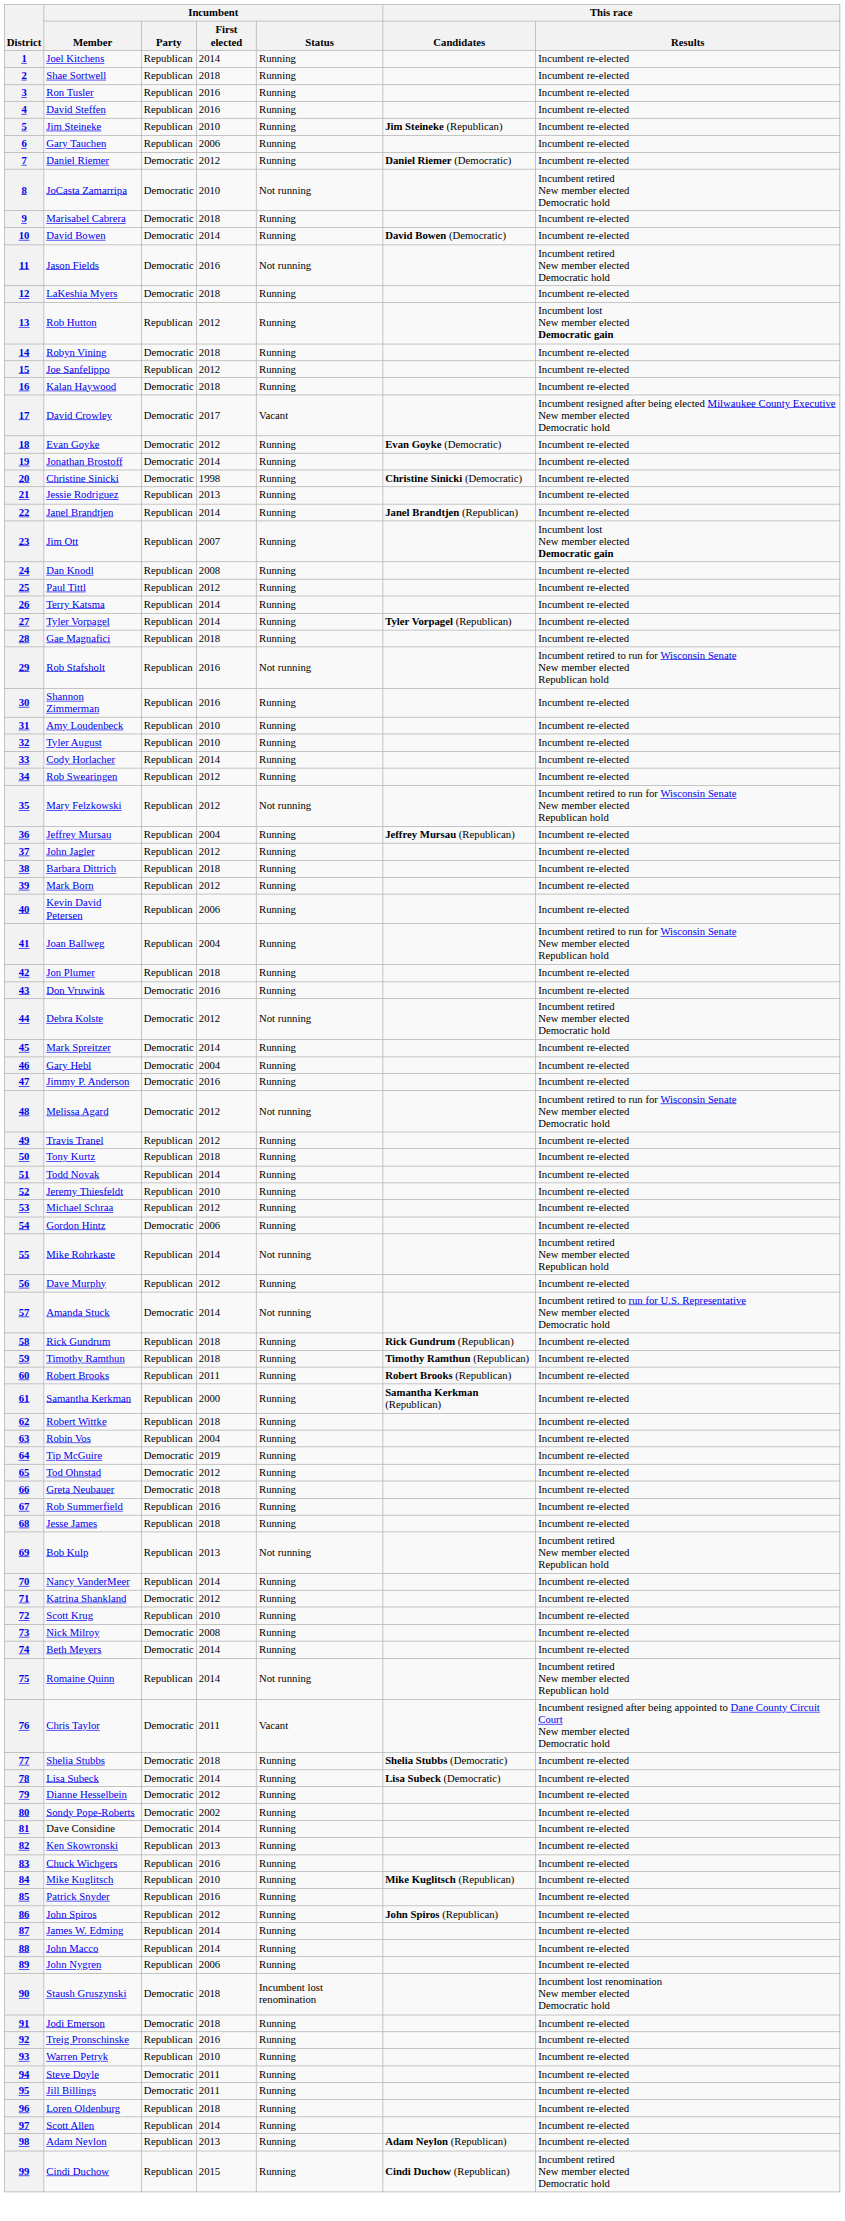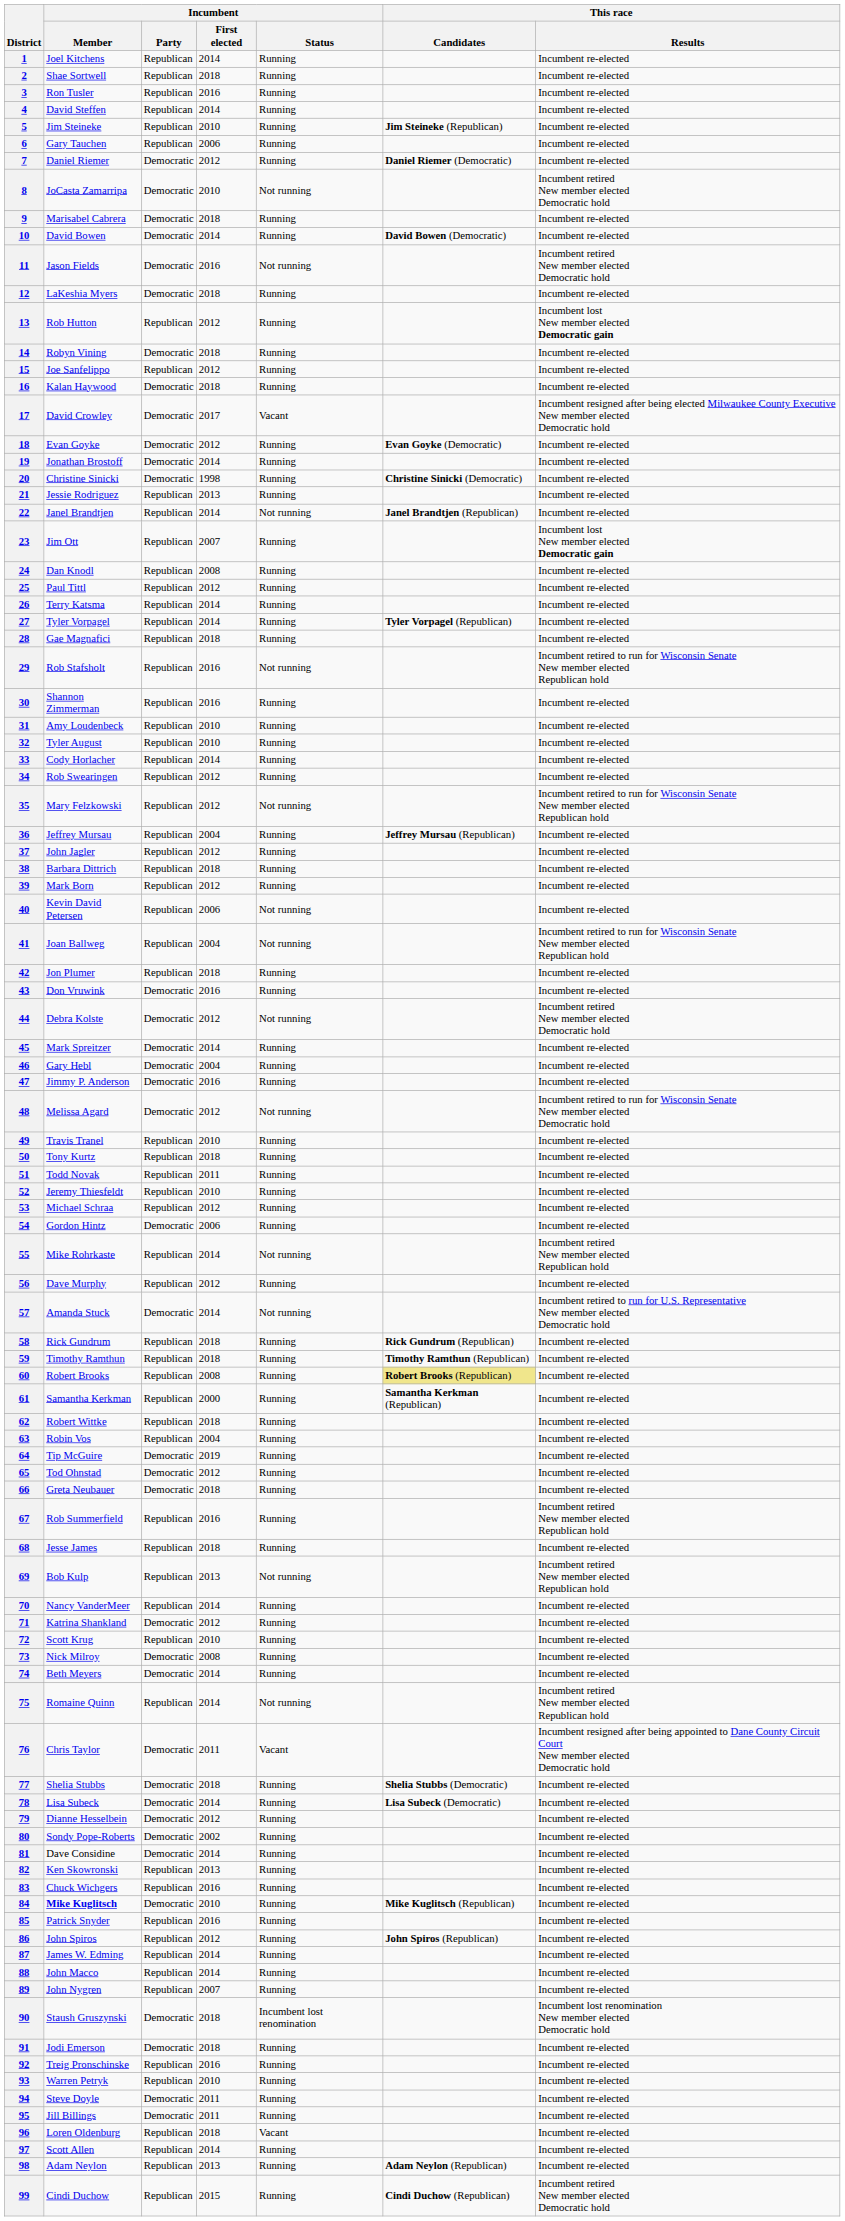(209, 110) 2016 -> (209, 110) 2014
(277, 512) Running -> (285, 512) Not running
(277, 909) Running -> (285, 909) Not running
(277, 944) Running -> (285, 944) Not running
(209, 1140) 2012 -> (209, 1140) 2010
(209, 1174) 2014 -> (209, 1174) 2011
(209, 1375) 2011 -> (209, 1375) 2008
(448, 1375) no background -> (448, 1375) khaki background
(584, 1506) Incumbent re-elected -> (584, 1518) Incumbent retired New member elected Republican hold
(80, 1880) normal -> (82, 1904) bold
(168, 1880) Republican -> (169, 1904) Democratic
(209, 1965) 2006 -> (209, 1989) 2007
(277, 2108) Running -> (274, 2132) Vacant
